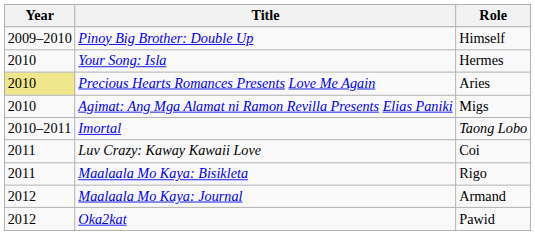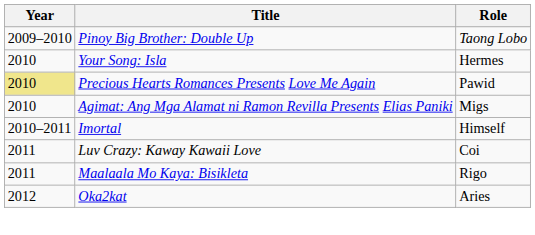(482, 38) Himself -> (493, 38) Taong Lobo
(475, 83) Aries -> (477, 83) Pawid
(493, 128) Taong Lobo -> (482, 128) Himself
- row: (160, 196)
(477, 219) Pawid -> (475, 196) Aries
